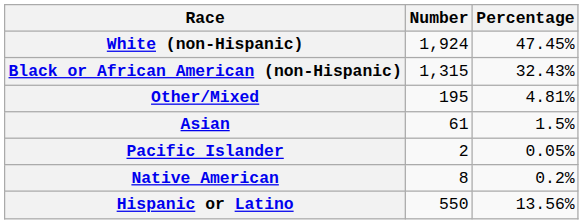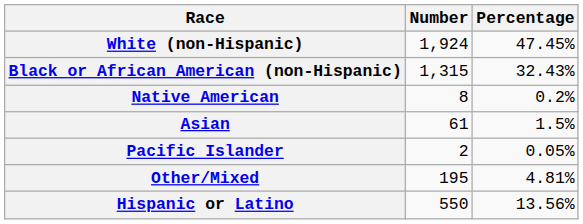rows swapped: (205, 178) <-> (205, 98)
